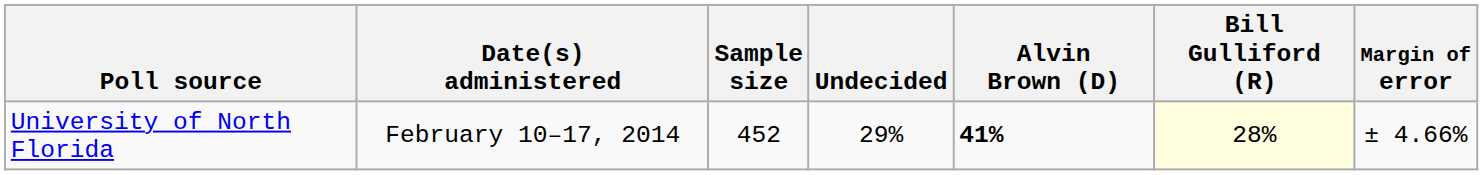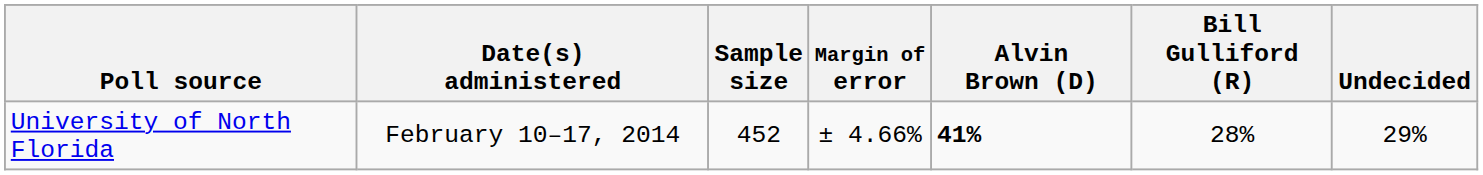columns swapped: (1416, 69) <-> (881, 82)
(1254, 136) lightyellow background -> (1232, 136) no background
